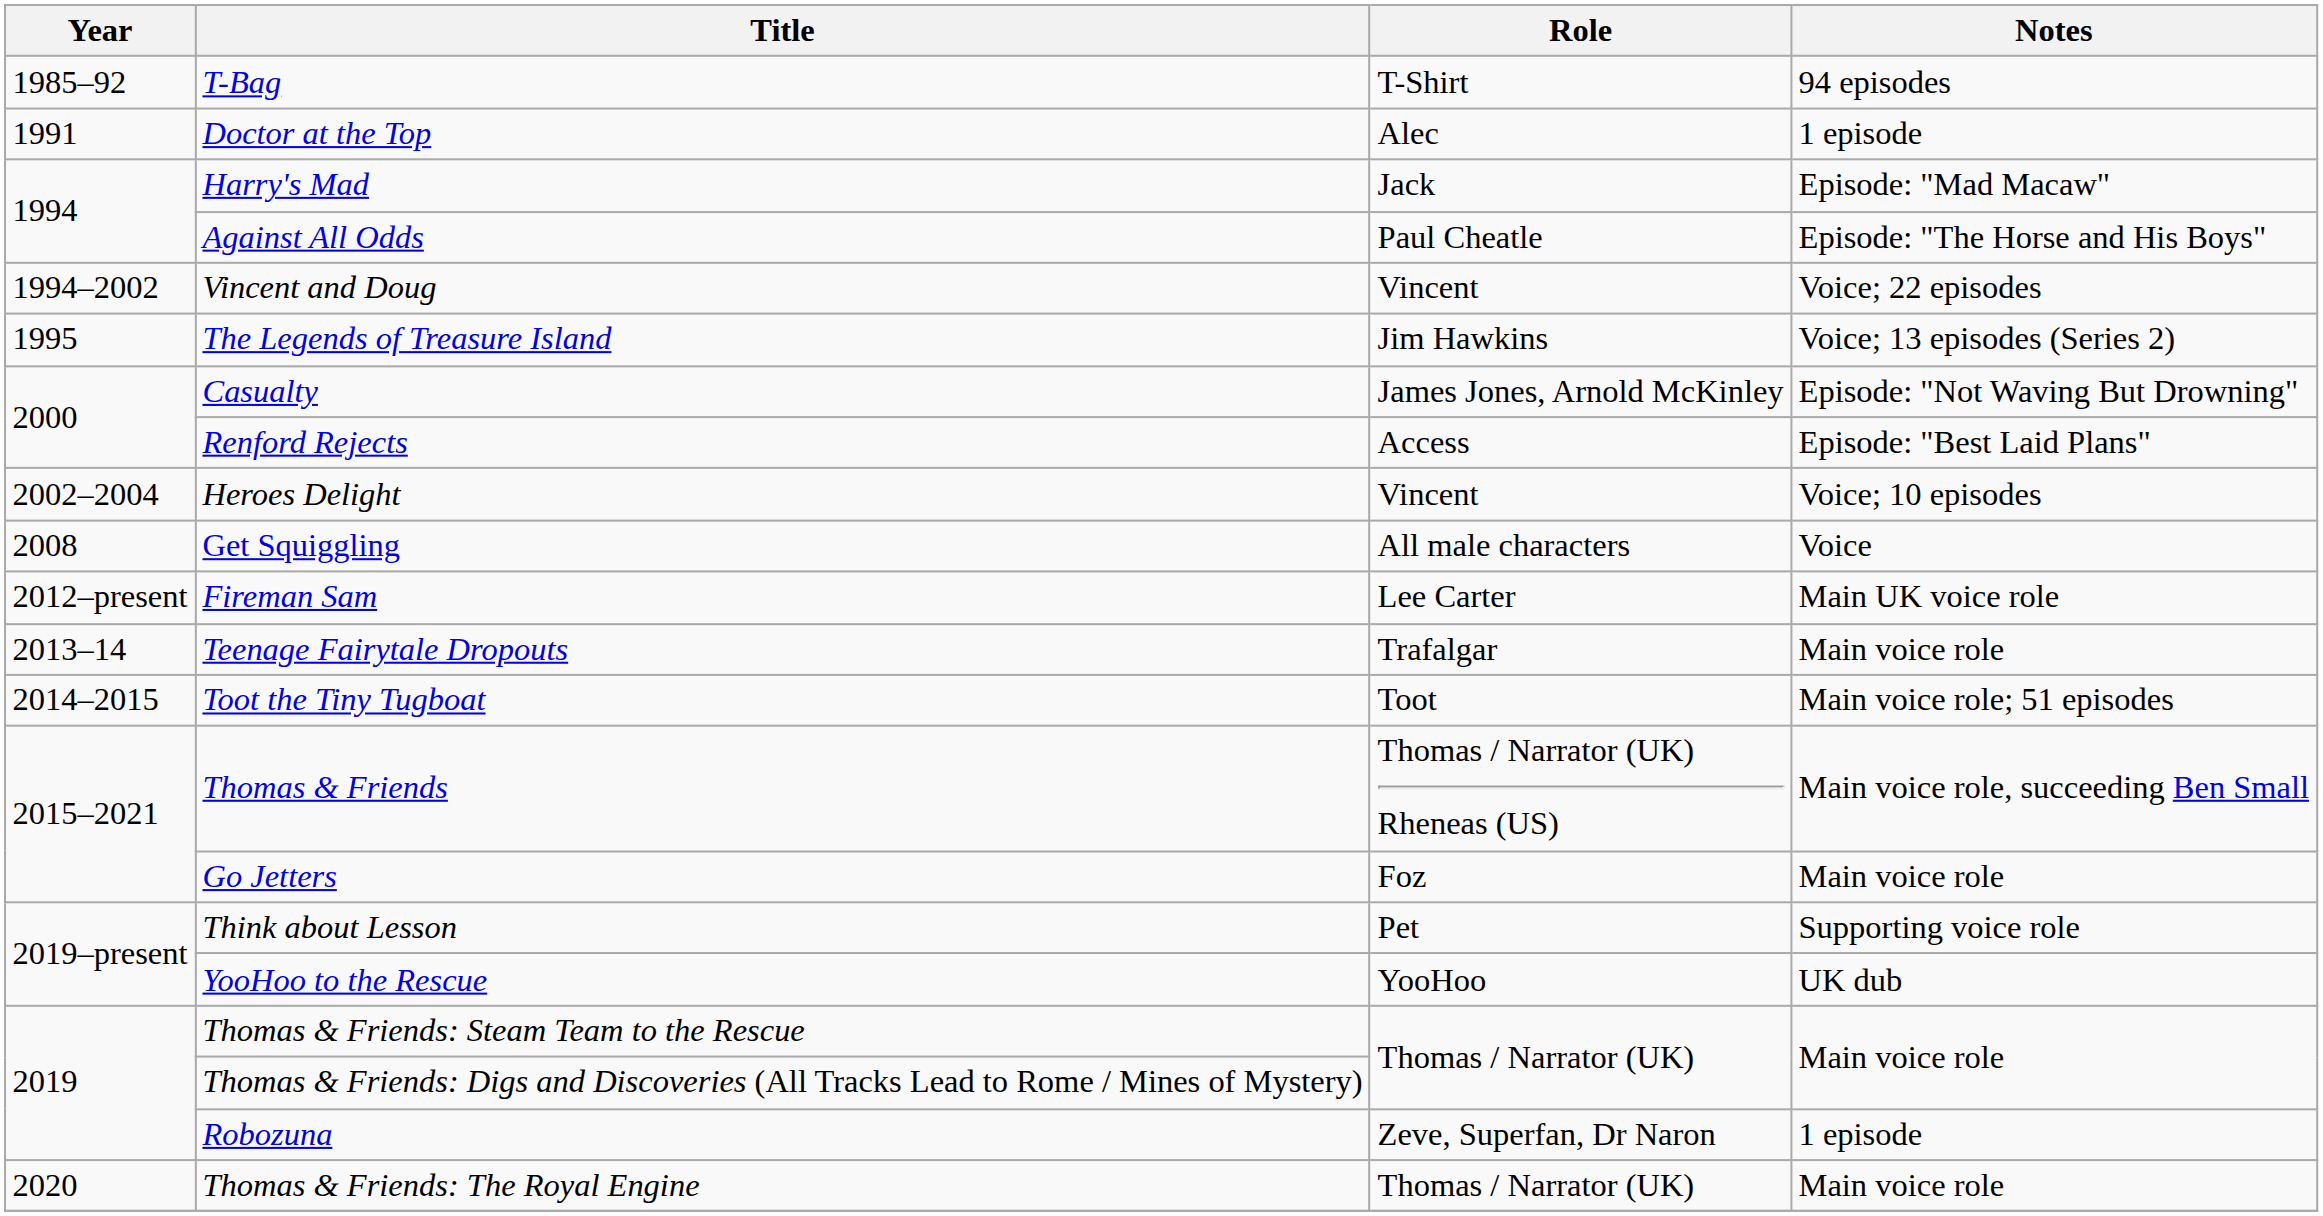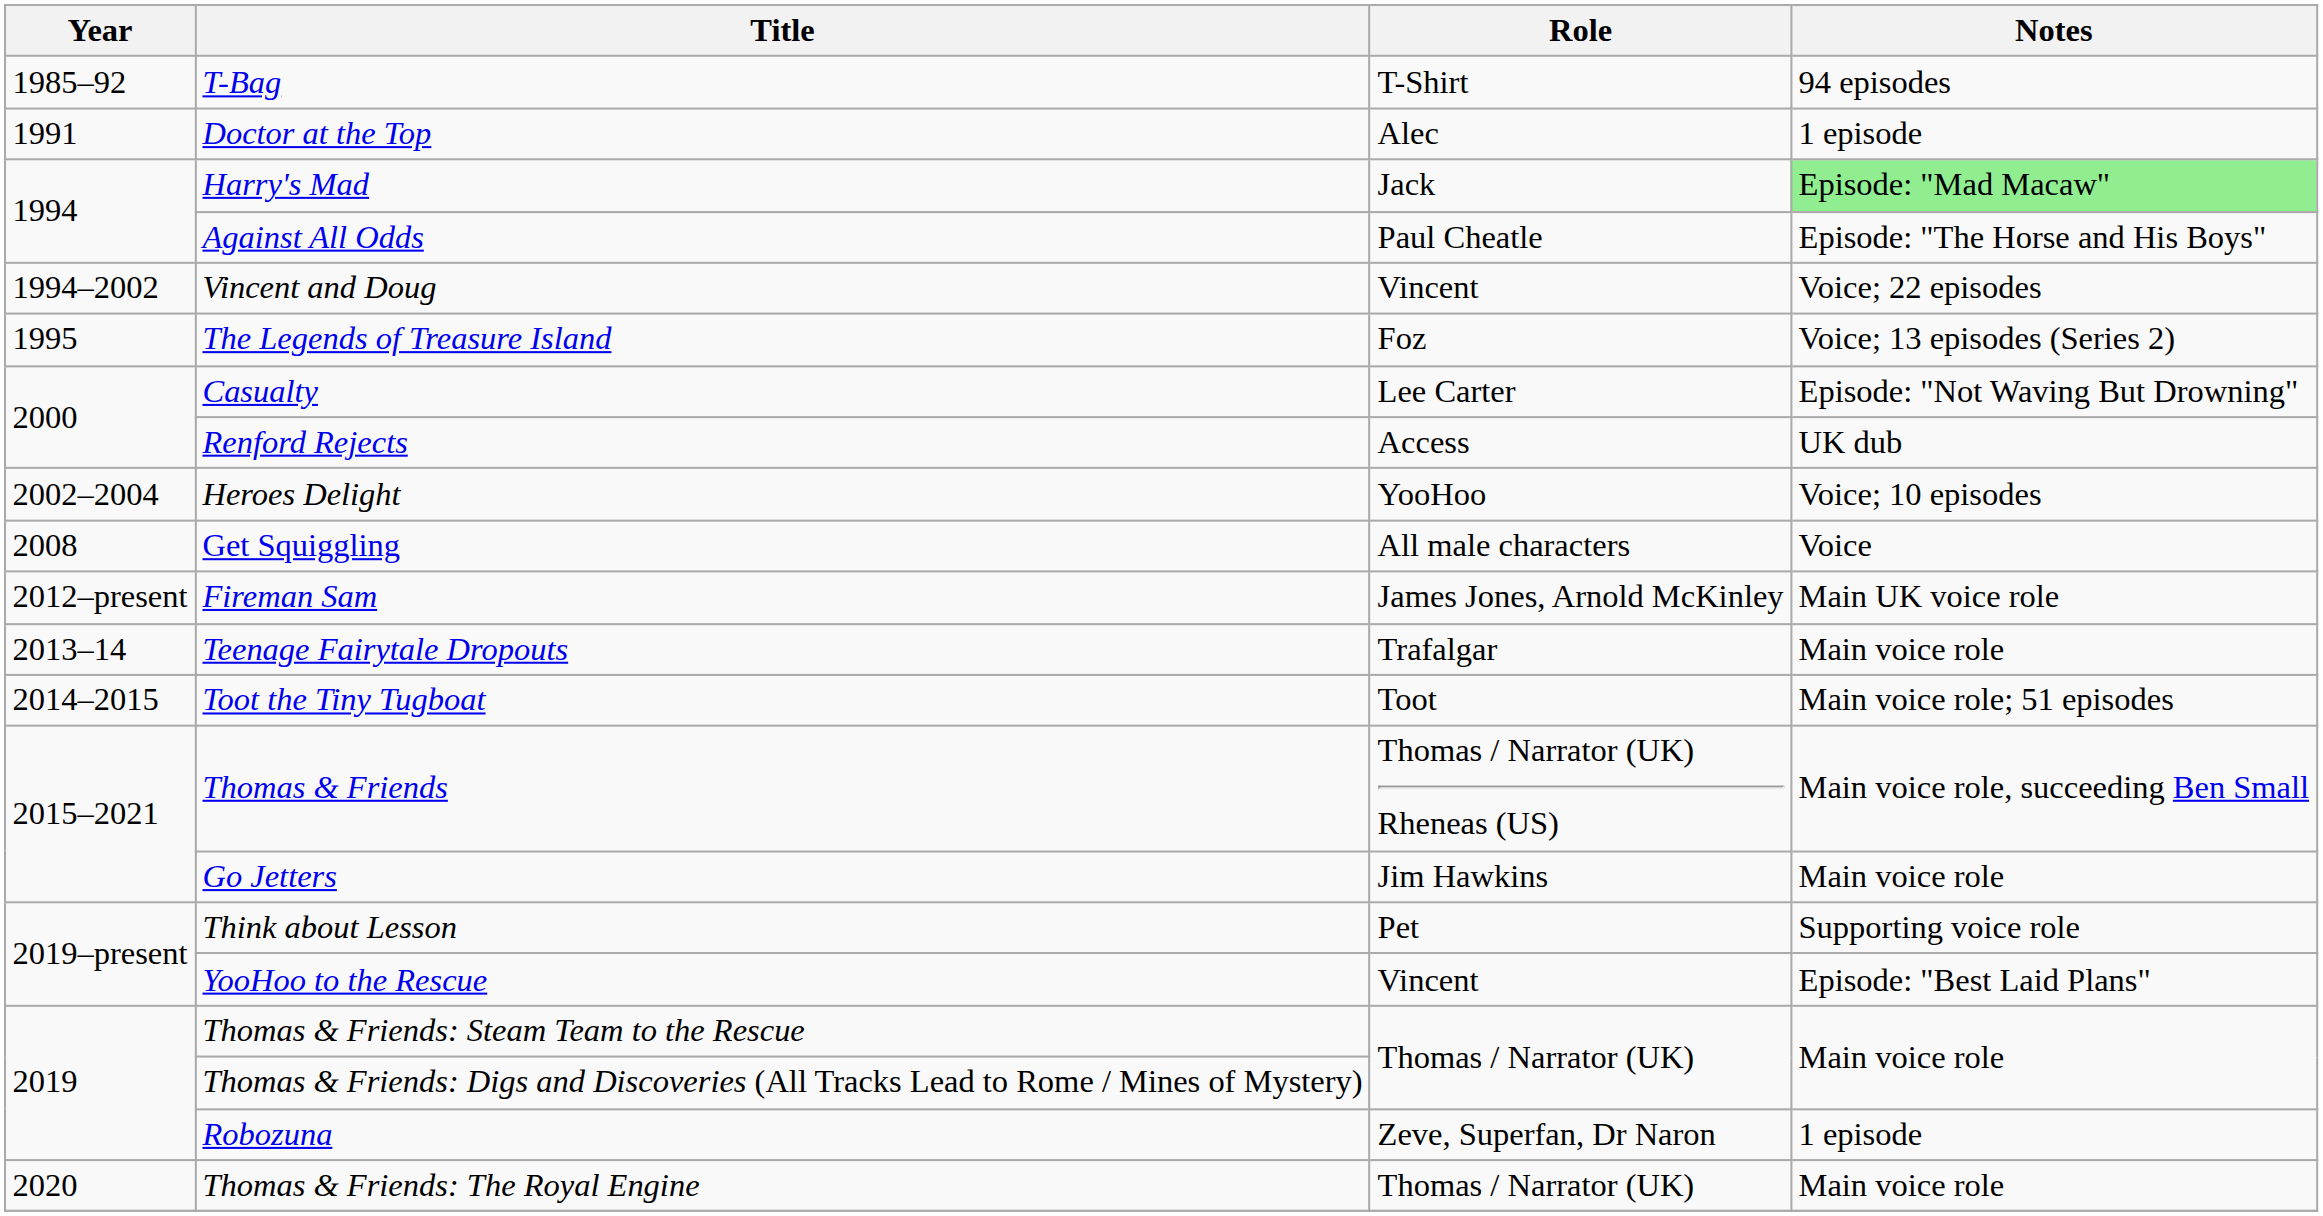(1954, 184) no background -> (1954, 184) lightgreen background
(1463, 339) Jim Hawkins -> (1402, 339) Foz
(1581, 390) James Jones, Arnold McKinley -> (1447, 390) Lee Carter
(1975, 442) Episode: "Best Laid Plans" -> (1850, 442) UK dub
(1428, 493) Vincent -> (1432, 493) YooHoo
(1447, 596) Lee Carter -> (1581, 596) James Jones, Arnold McKinley
(1402, 876) Foz -> (1463, 876) Jim Hawkins
(1432, 979) YooHoo -> (1428, 979) Vincent
(1850, 979) UK dub -> (1975, 979) Episode: "Best Laid Plans"
